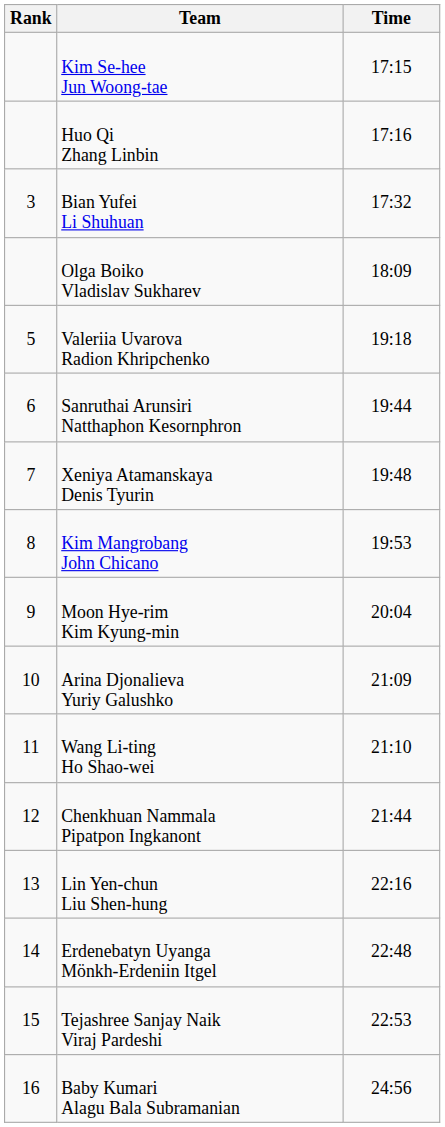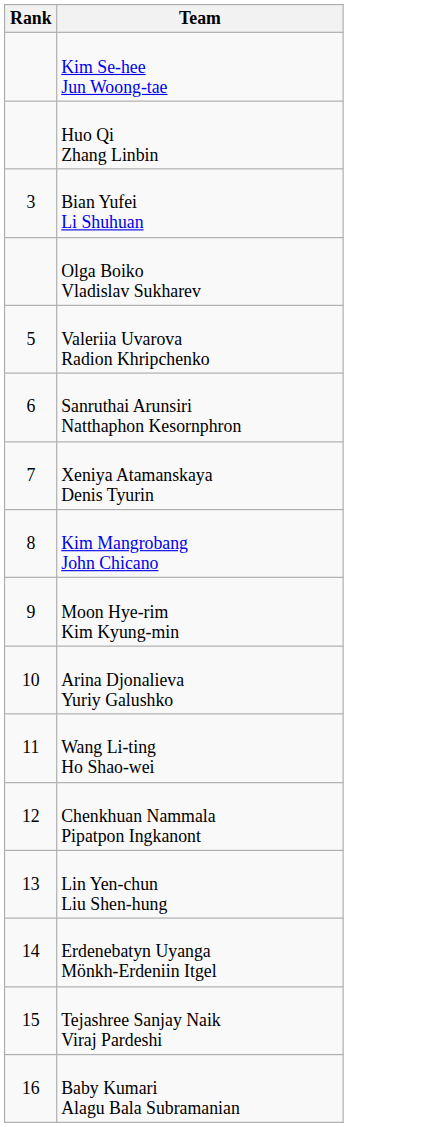- column: (391, 18)
